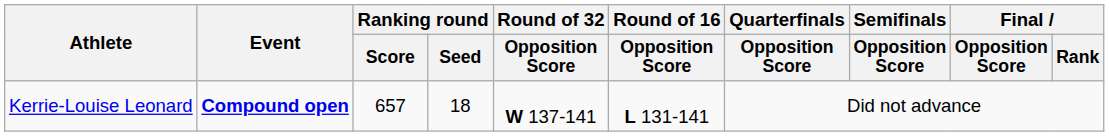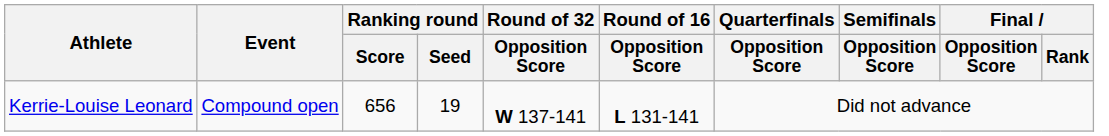(275, 106) bold -> (270, 106) normal
(390, 106) 657 -> (380, 106) 656
(460, 106) 18 -> (450, 106) 19
